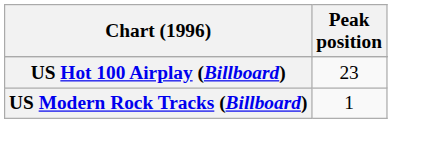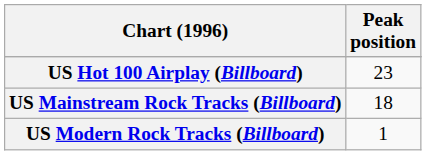+ row: (175, 103)
